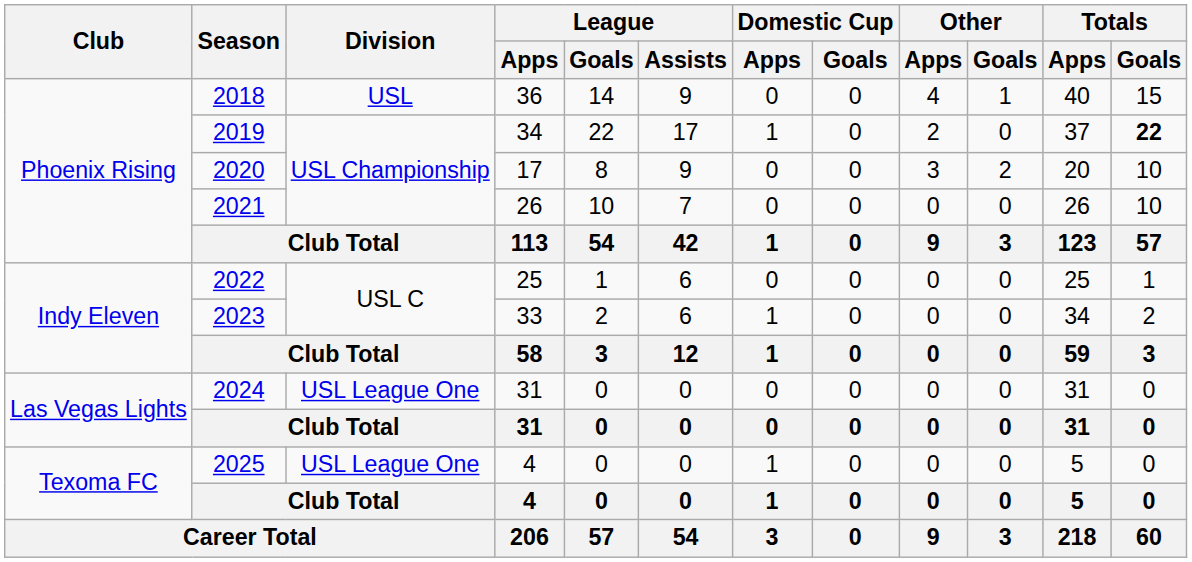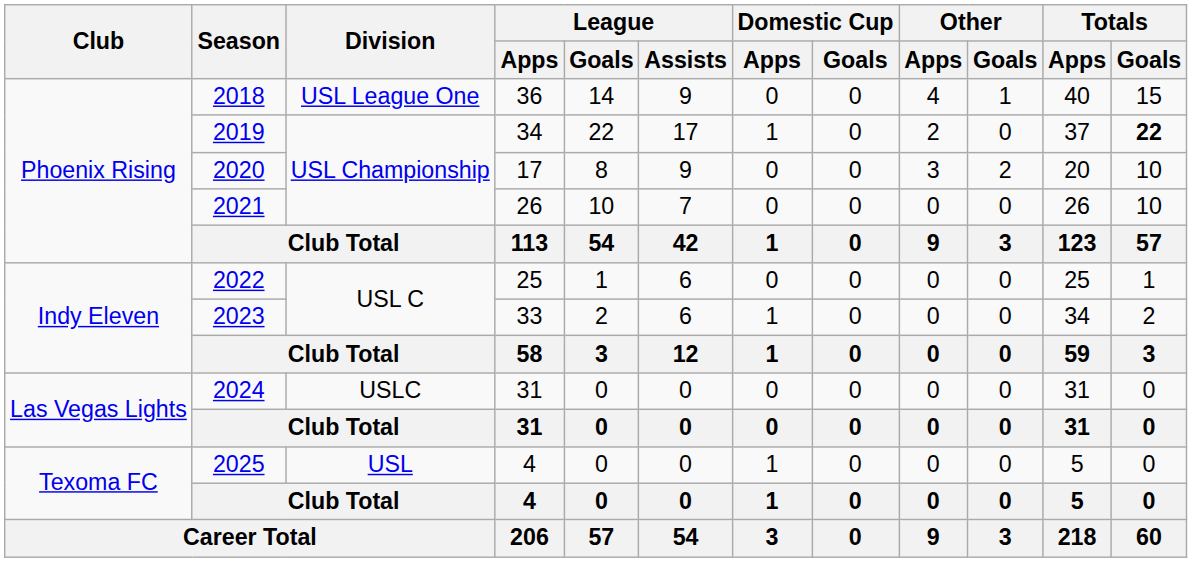(390, 96) USL -> (390, 96) USL League One
(390, 390) USL League One -> (390, 390) USLC
(390, 464) USL League One -> (390, 464) USL
